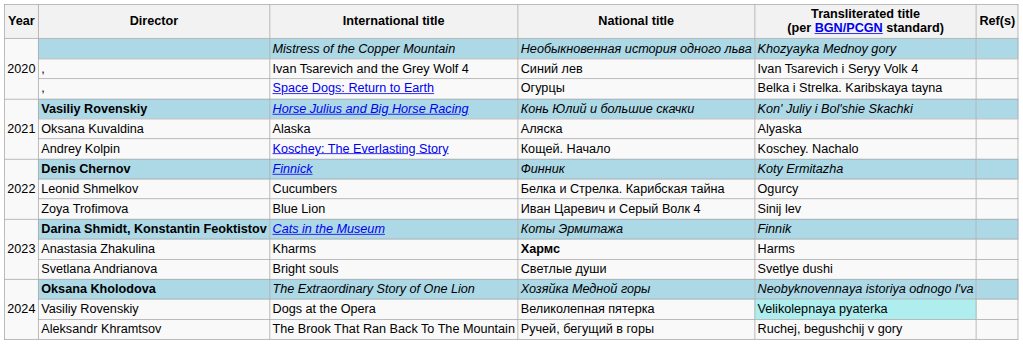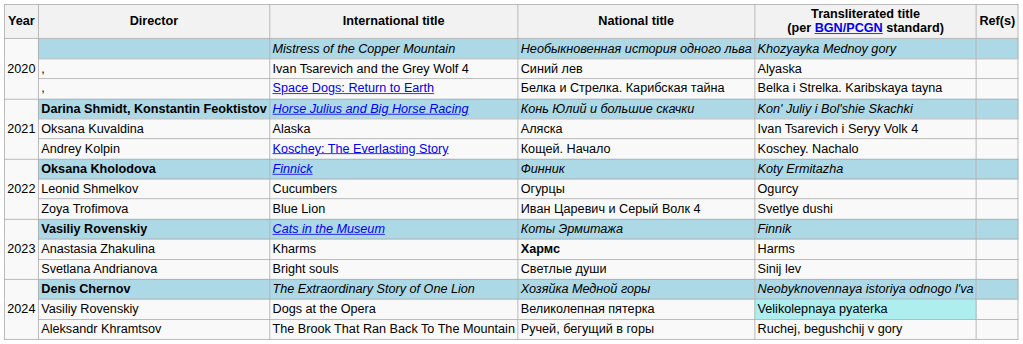(838, 68) Ivan Tsarevich i Seryy Volk 4 -> (780, 68) Alyaska
(543, 88) Огурцы -> (623, 88) Белка и Стрелка. Карибская тайна
(94, 108) Vasiliy Rovenskiy -> (154, 108) Darina Shmidt, Konstantin Feoktistov
(780, 128) Alyaska -> (838, 128) Ivan Tsarevich i Seryy Volk 4
(86, 169) Denis Chernov -> (98, 169) Oksana Kholodova
(623, 189) Белка и Стрелка. Карибская тайна -> (543, 189) Огурцы
(779, 209) Sinij lev -> (795, 209) Svetlye dushi
(154, 229) Darina Shmidt, Konstantin Feoktistov -> (94, 229) Vasiliy Rovenskiy
(795, 269) Svetlye dushi -> (779, 269) Sinij lev
(98, 289) Oksana Kholodova -> (86, 289) Denis Chernov
